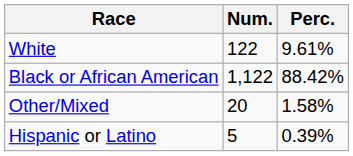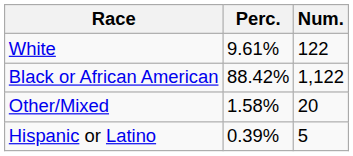columns swapped: (250, 19) <-> (313, 19)
